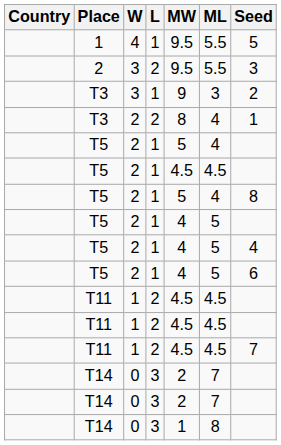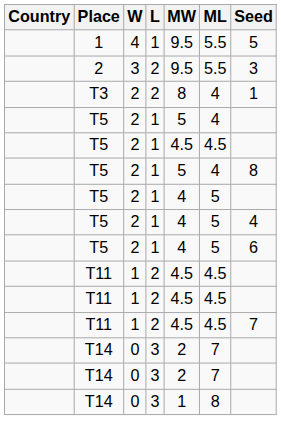- row: (99, 94)
